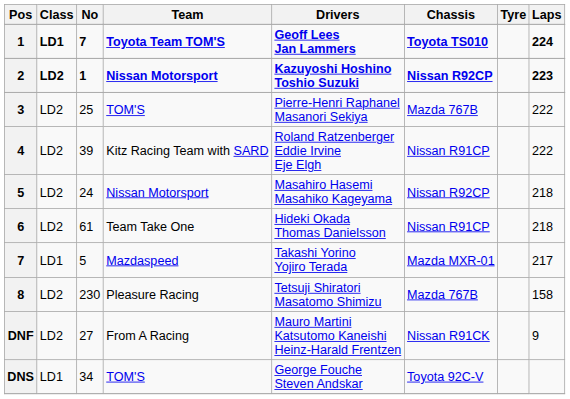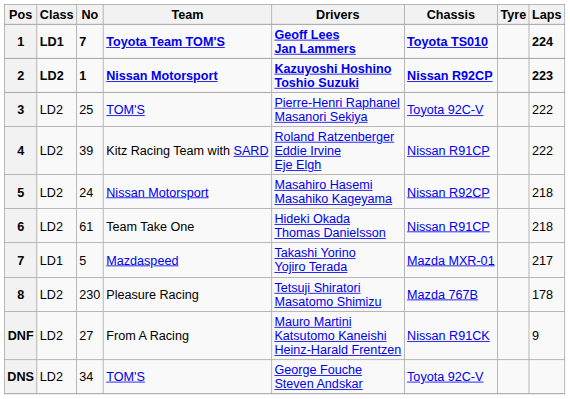(442, 110) Mazda 767B -> (445, 110) Toyota 92C-V
(543, 294) 158 -> (543, 294) 178
(51, 377) LD1 -> (51, 377) LD2
